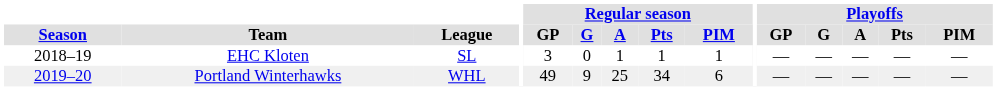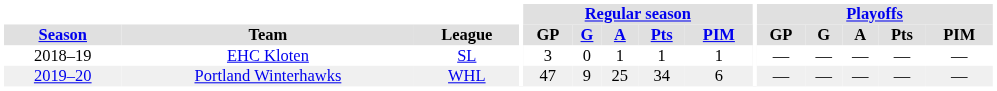(548, 76) 49 -> (548, 76) 47
